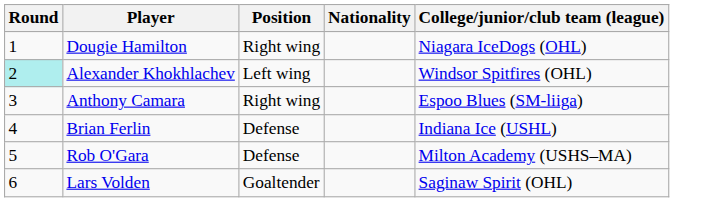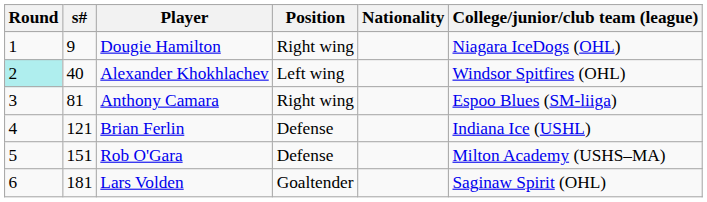+ column: (79, 18)
